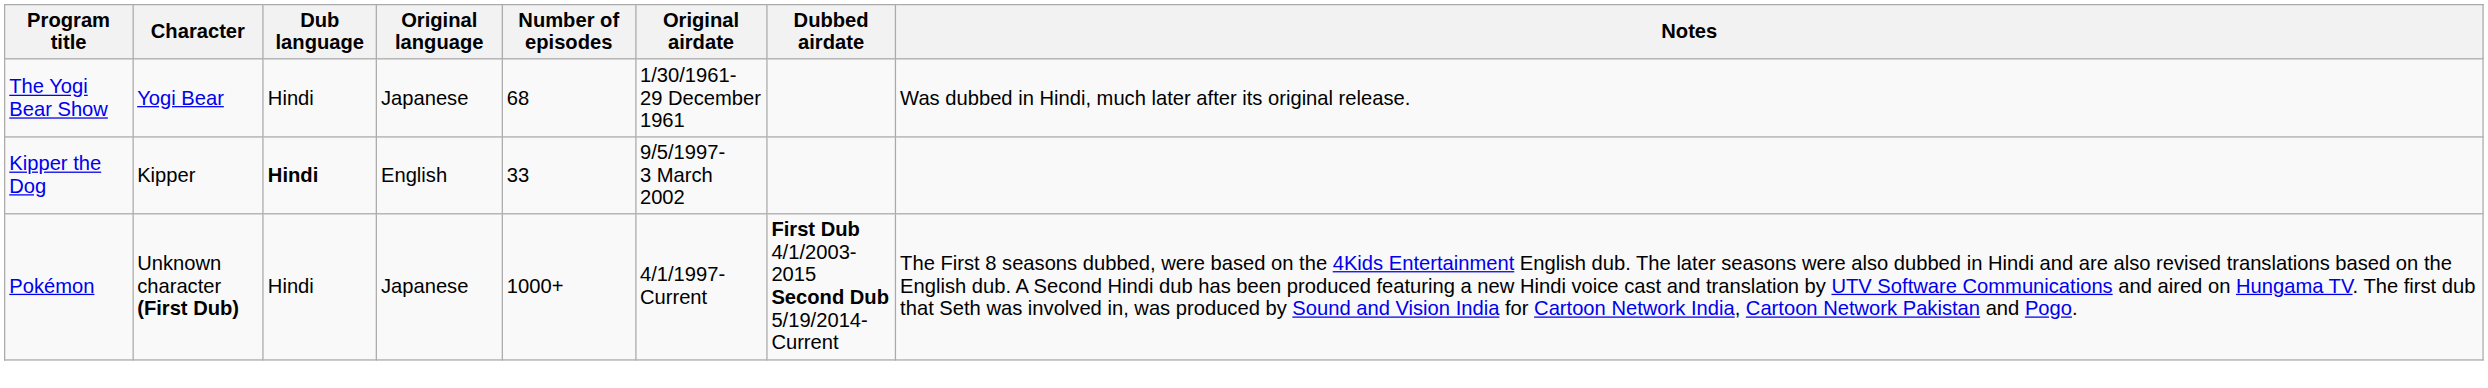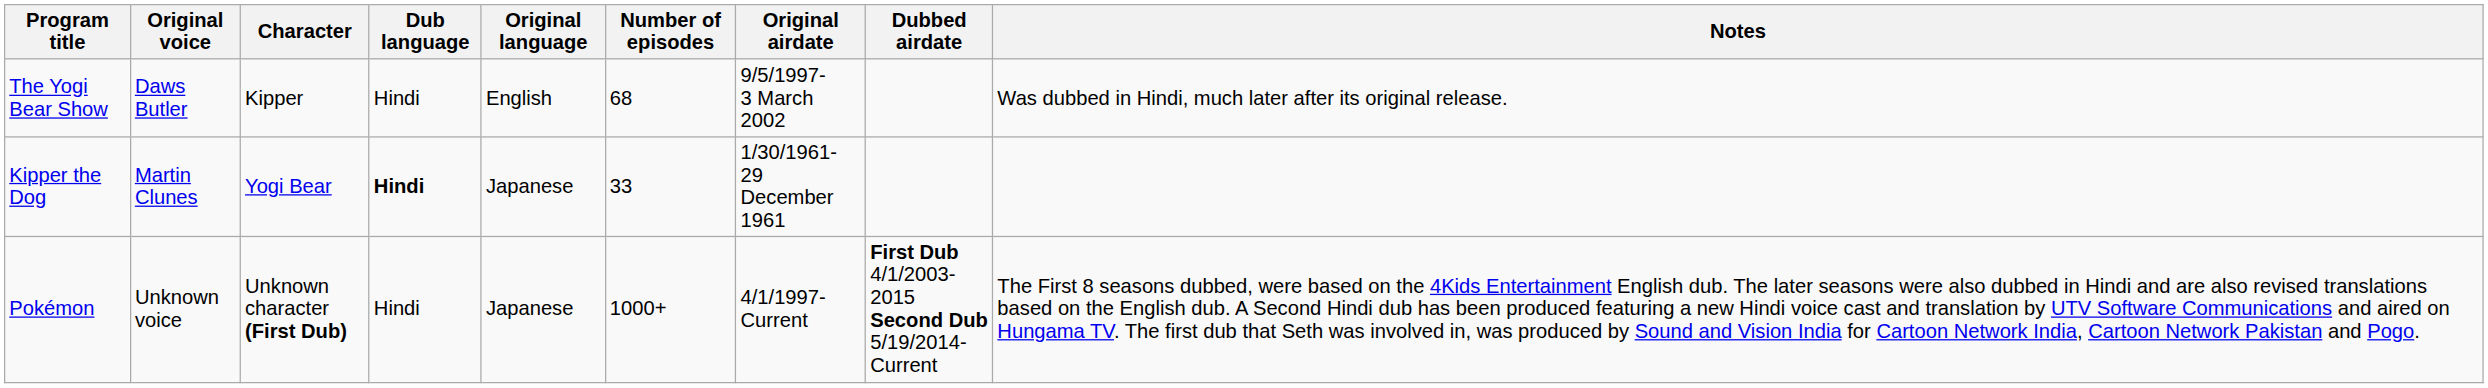+ column: (185, 31)
(181, 97) Yogi Bear -> (274, 97) Kipper
(425, 97) Japanese -> (519, 97) English
(700, 97) 1/30/1961- 29 December 1961 -> (783, 97) 9/5/1997- 3 March 2002
(166, 175) Kipper -> (288, 186) Yogi Bear
(414, 175) English -> (530, 186) Japanese
(683, 175) 9/5/1997- 3 March 2002 -> (789, 186) 1/30/1961- 29 December 1961
